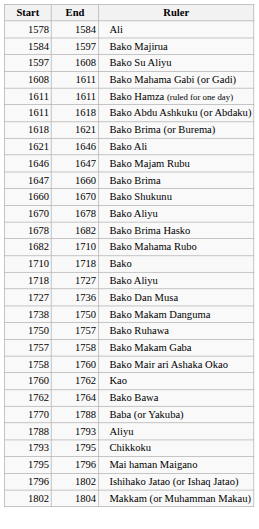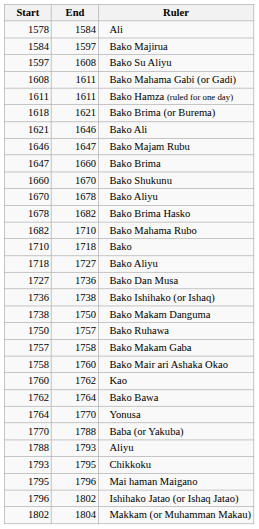- row: (39, 113)
+ row: (38, 297)
+ row: (38, 414)
